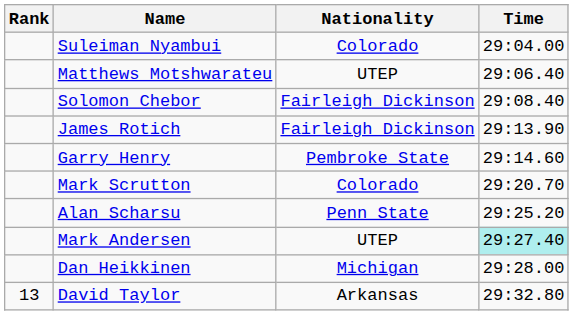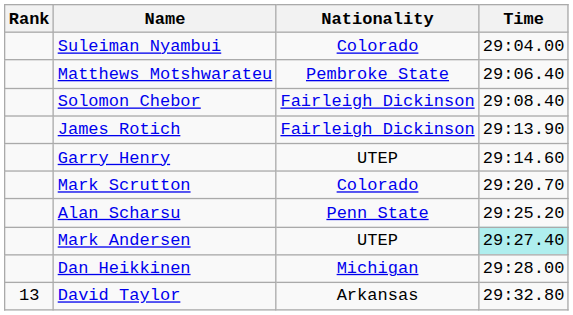(378, 74) UTEP -> (378, 74) Pembroke State
(378, 157) Pembroke State -> (378, 157) UTEP
